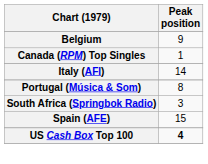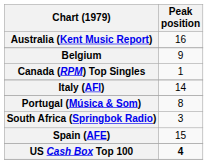+ row: (81, 39)
